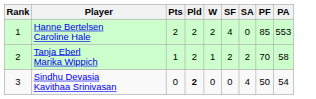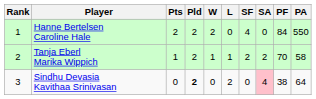+ column: (230, 12)
(265, 32) 85 -> (282, 32) 84
(283, 32) 553 -> (301, 32) 550
(247, 82) no background -> (265, 82) pink background
(265, 82) 50 -> (282, 82) 38
(283, 82) 54 -> (301, 82) 64
